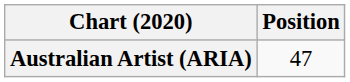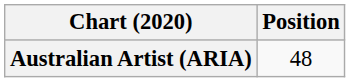(301, 58) 47 -> (301, 58) 48
